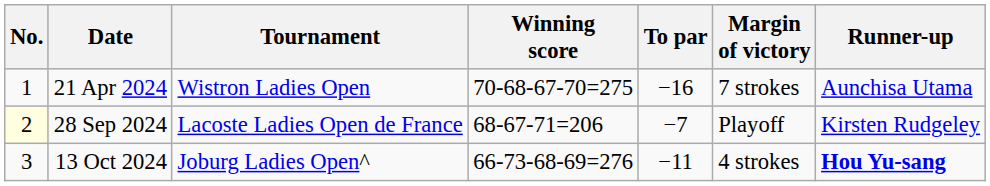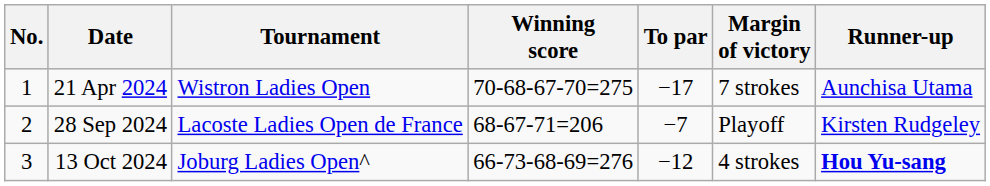(676, 87) −16 -> (676, 87) −17
(27, 124) lightyellow background -> (27, 124) no background
(676, 162) −11 -> (676, 162) −12
